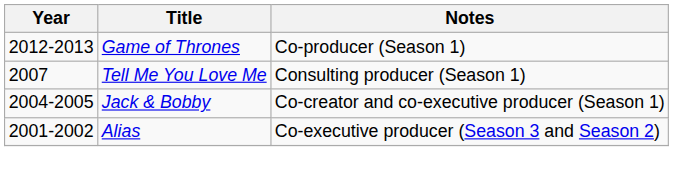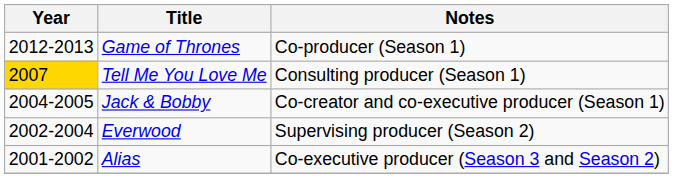(28, 74) no background -> (28, 74) gold background
+ row: (141, 131)
